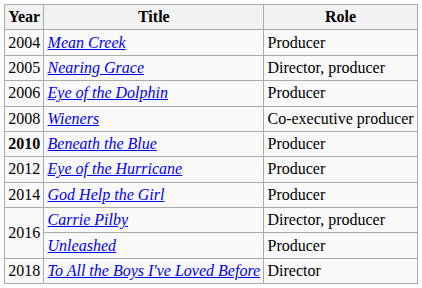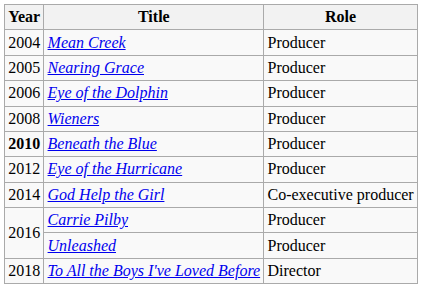(326, 67) Director, producer -> (296, 67) Producer
(341, 118) Co-executive producer -> (296, 118) Producer
(296, 194) Producer -> (341, 194) Co-executive producer
(326, 220) Director, producer -> (296, 220) Producer
